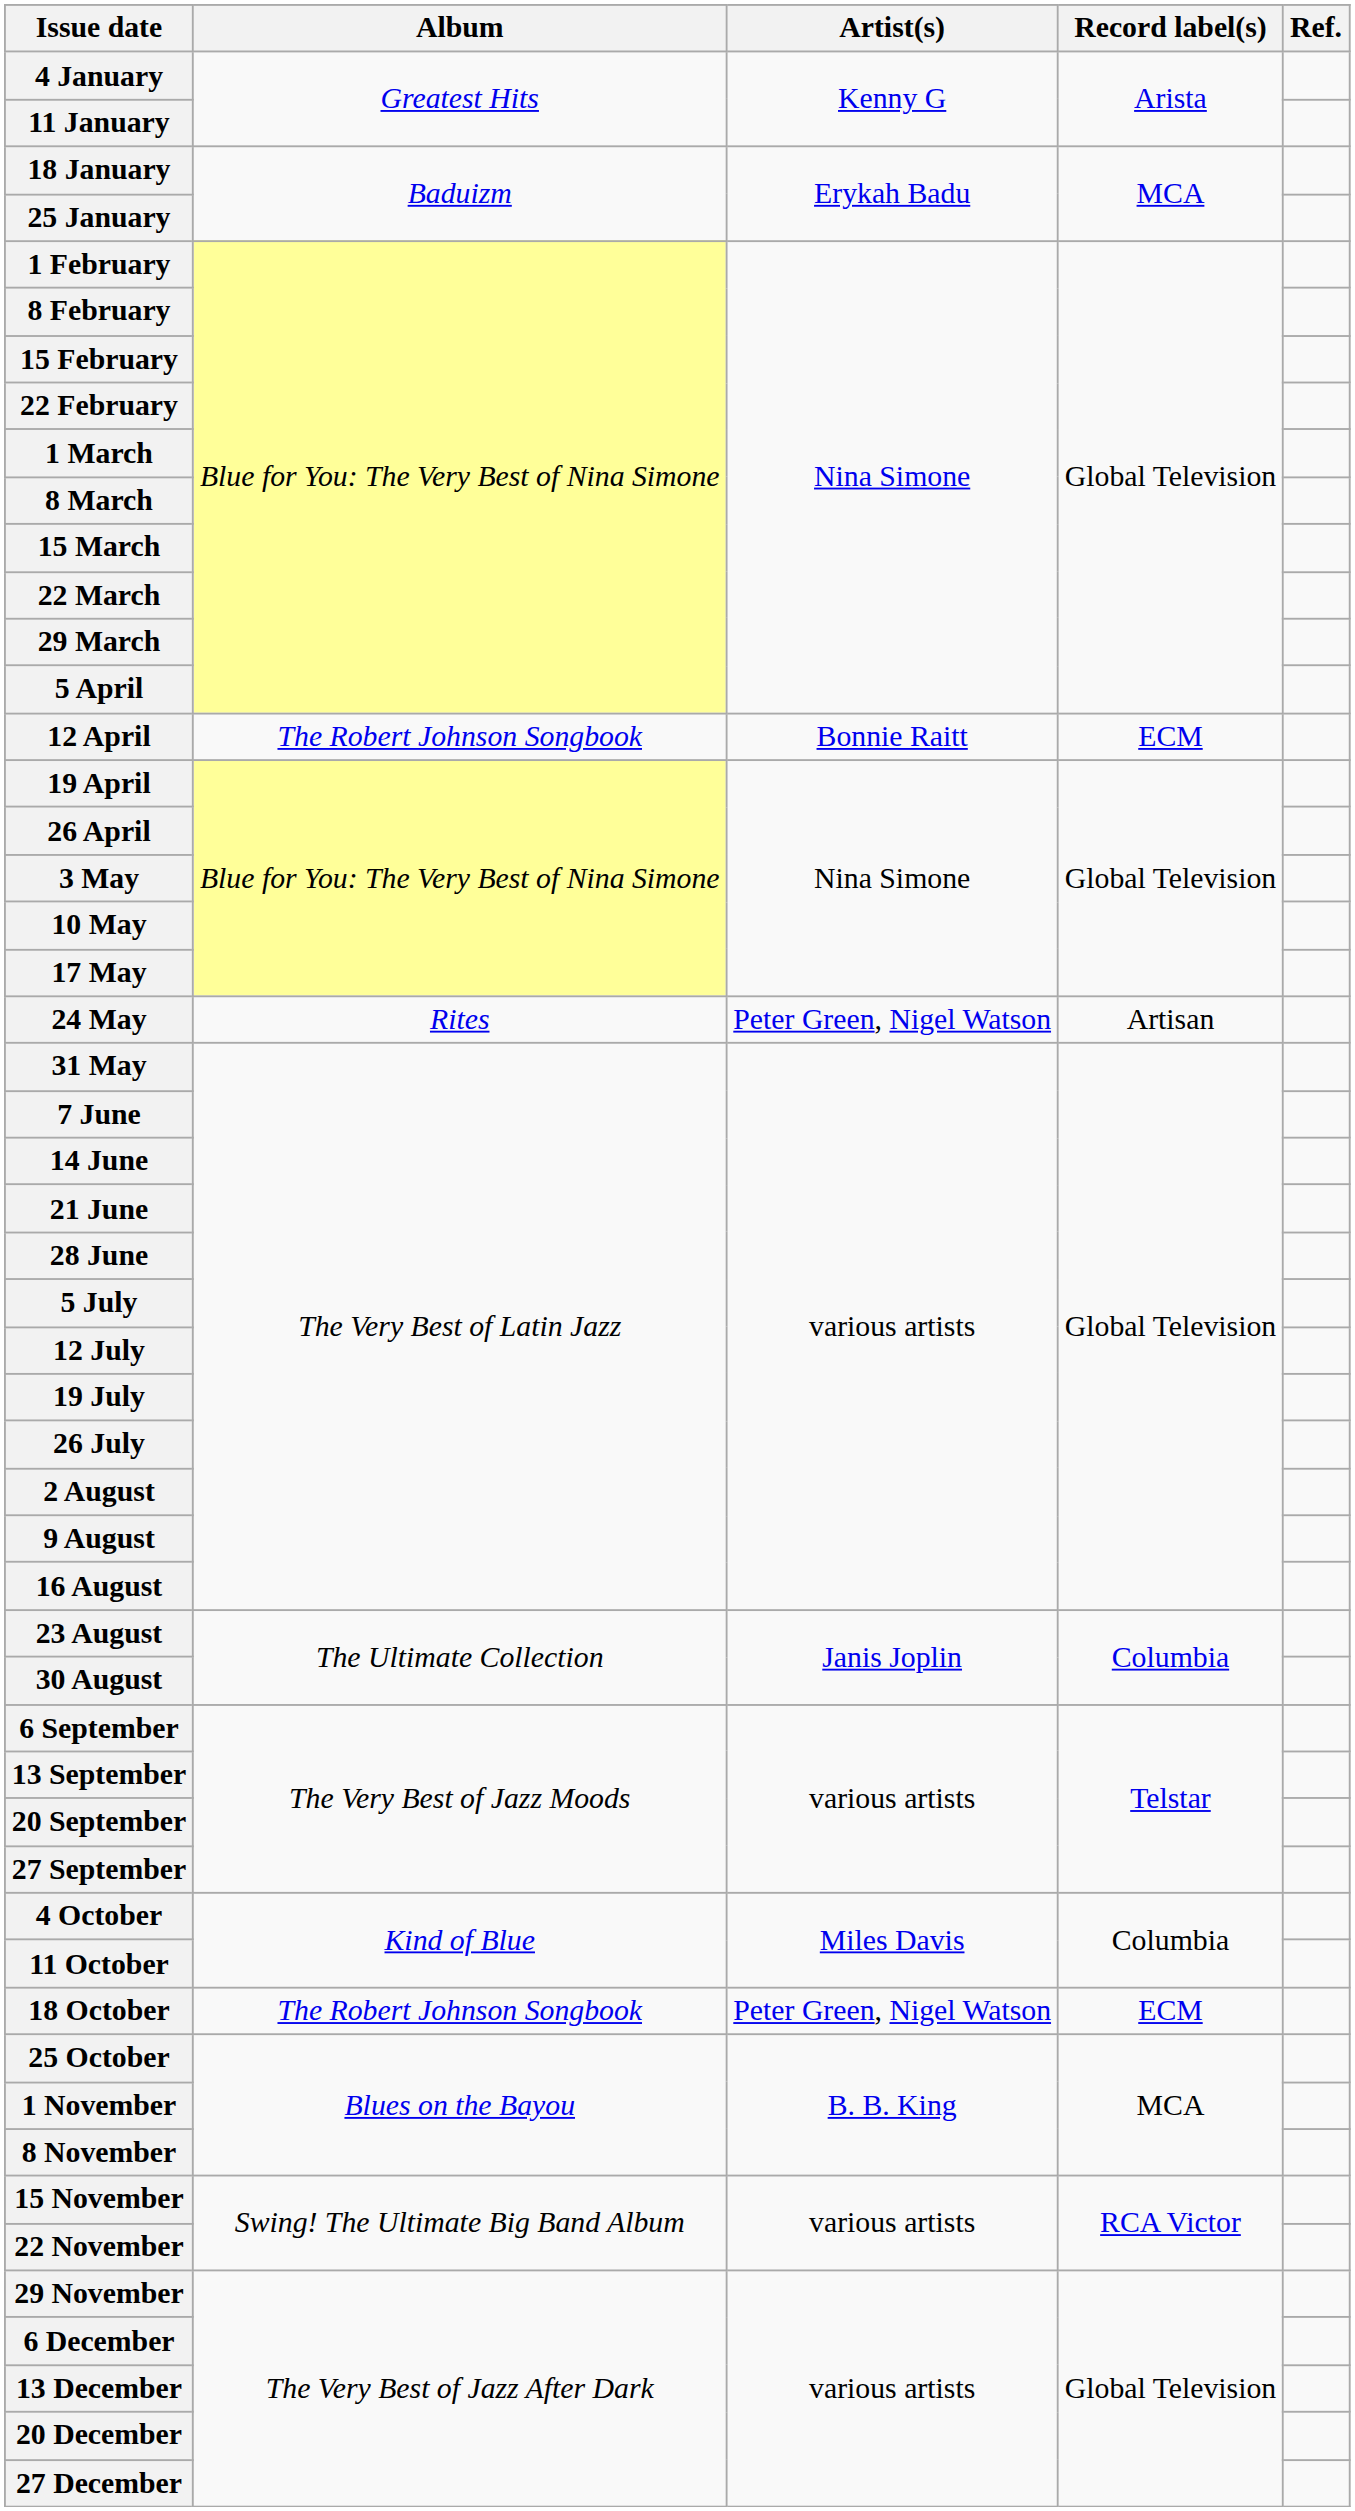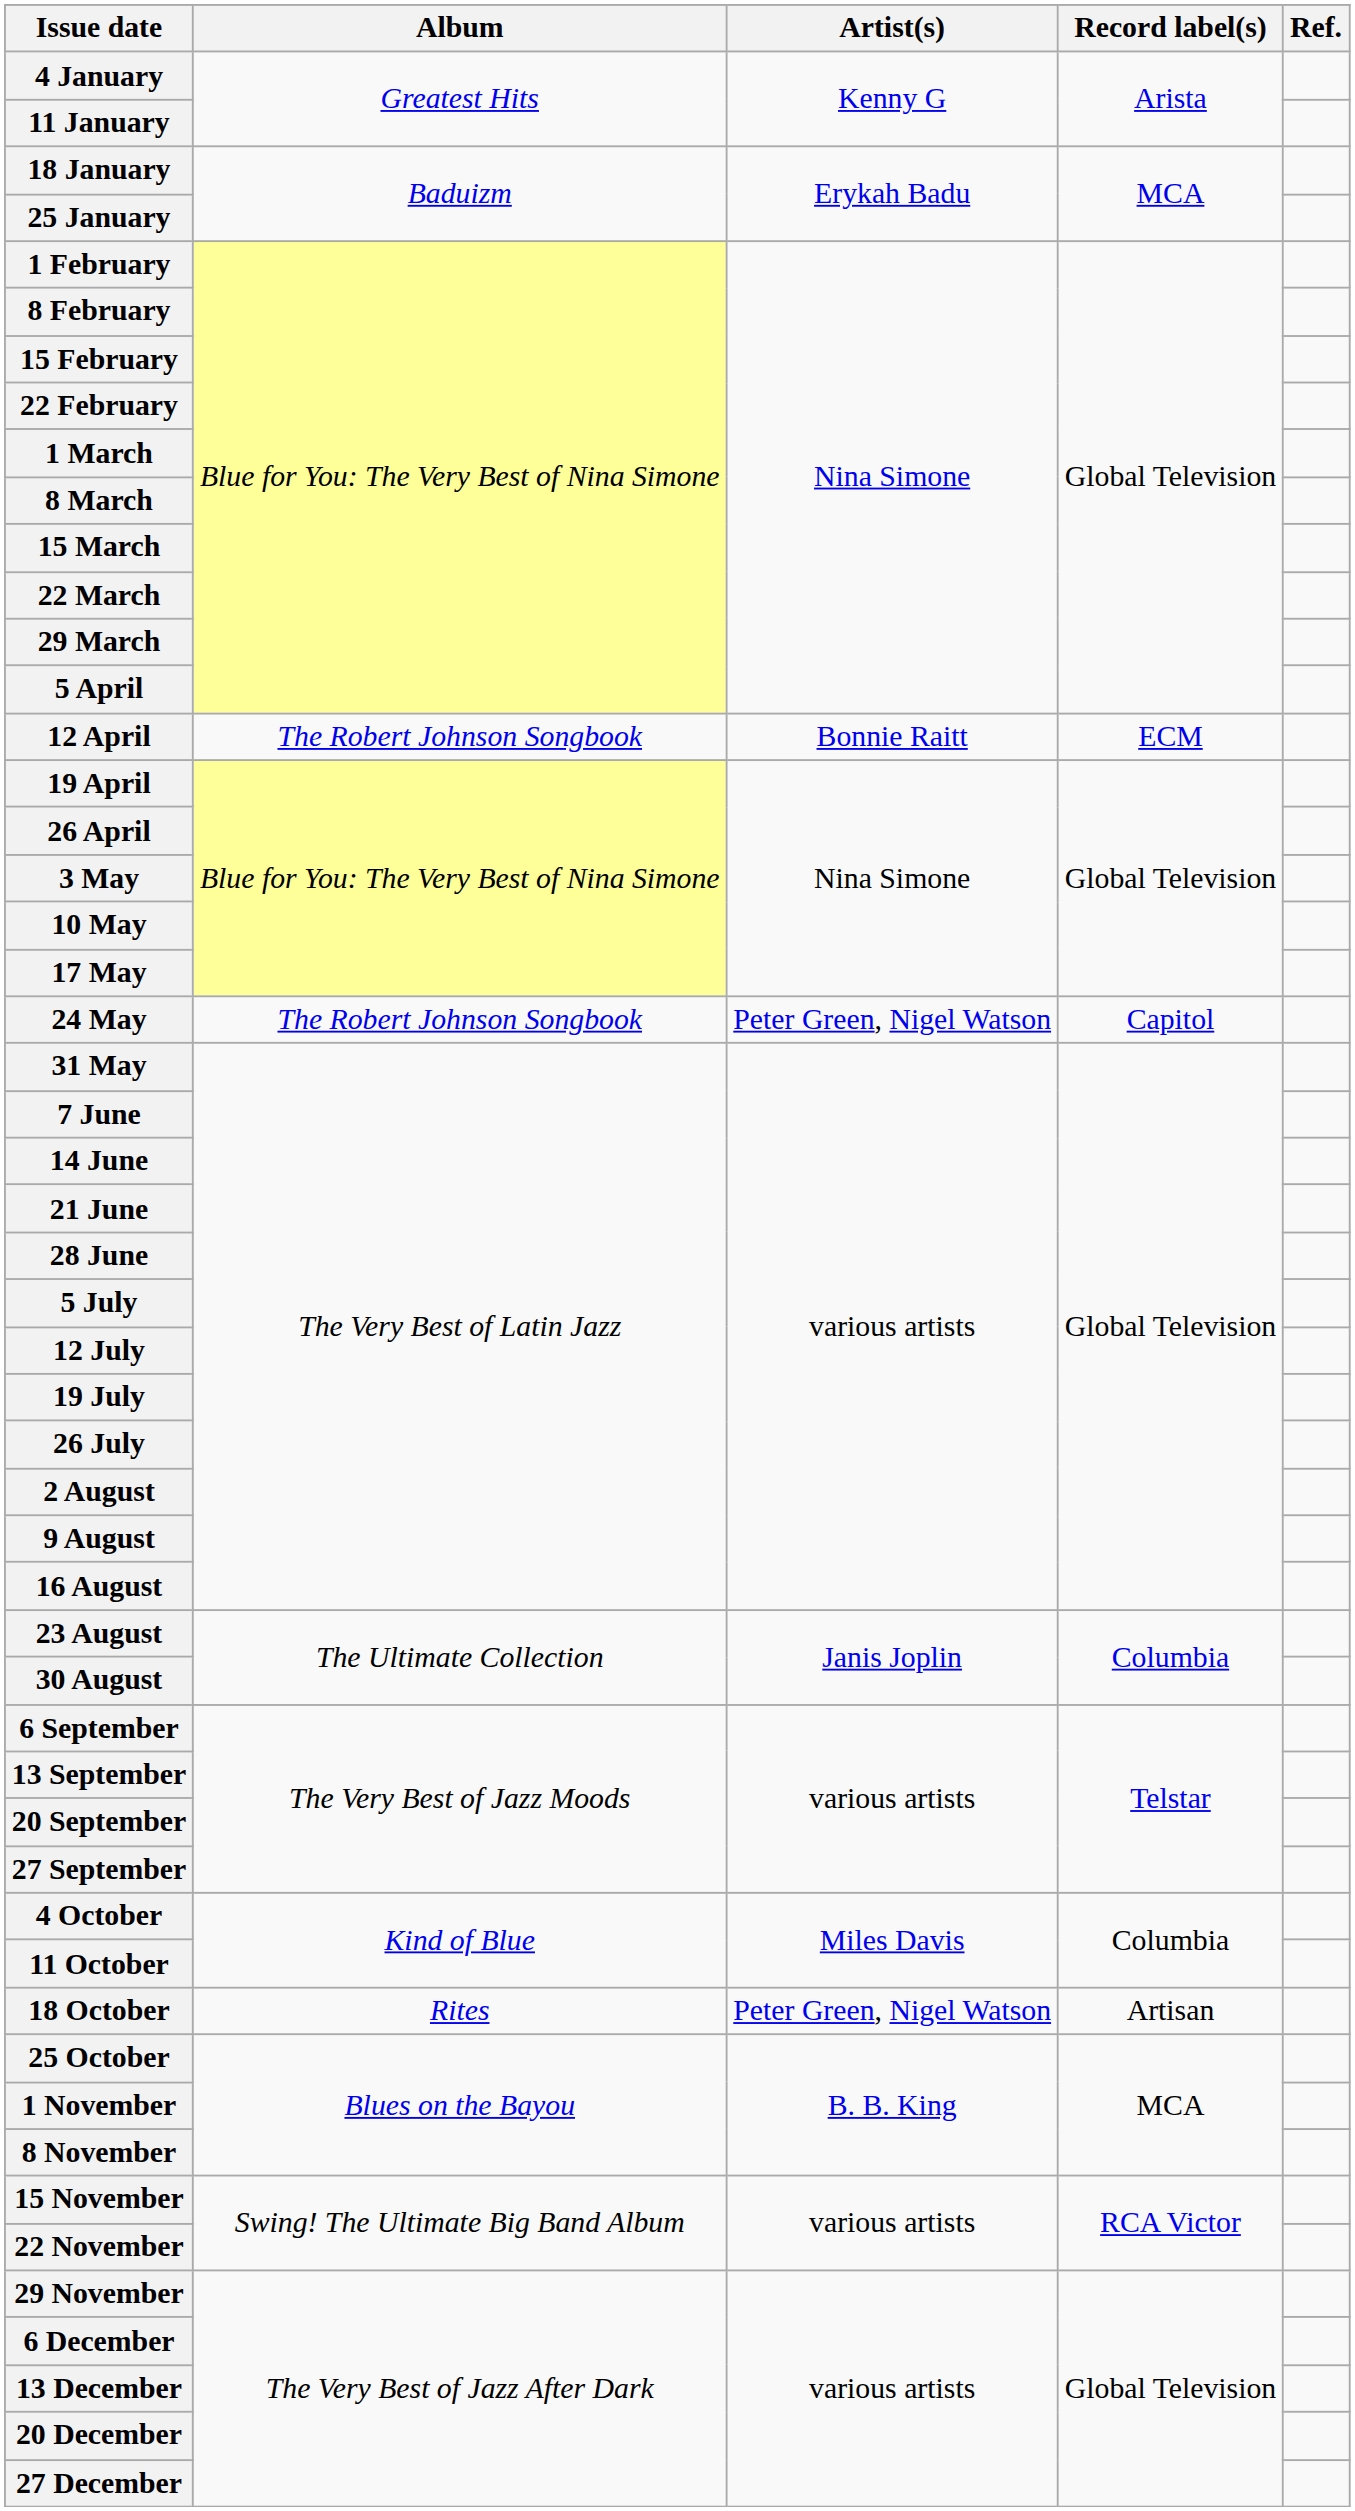(460, 1019) Rites -> (460, 1019) The Robert Johnson Songbook
(1170, 1019) Artisan -> (1170, 1019) Capitol
(460, 2010) The Robert Johnson Songbook -> (460, 2010) Rites
(1170, 2010) ECM -> (1170, 2010) Artisan
